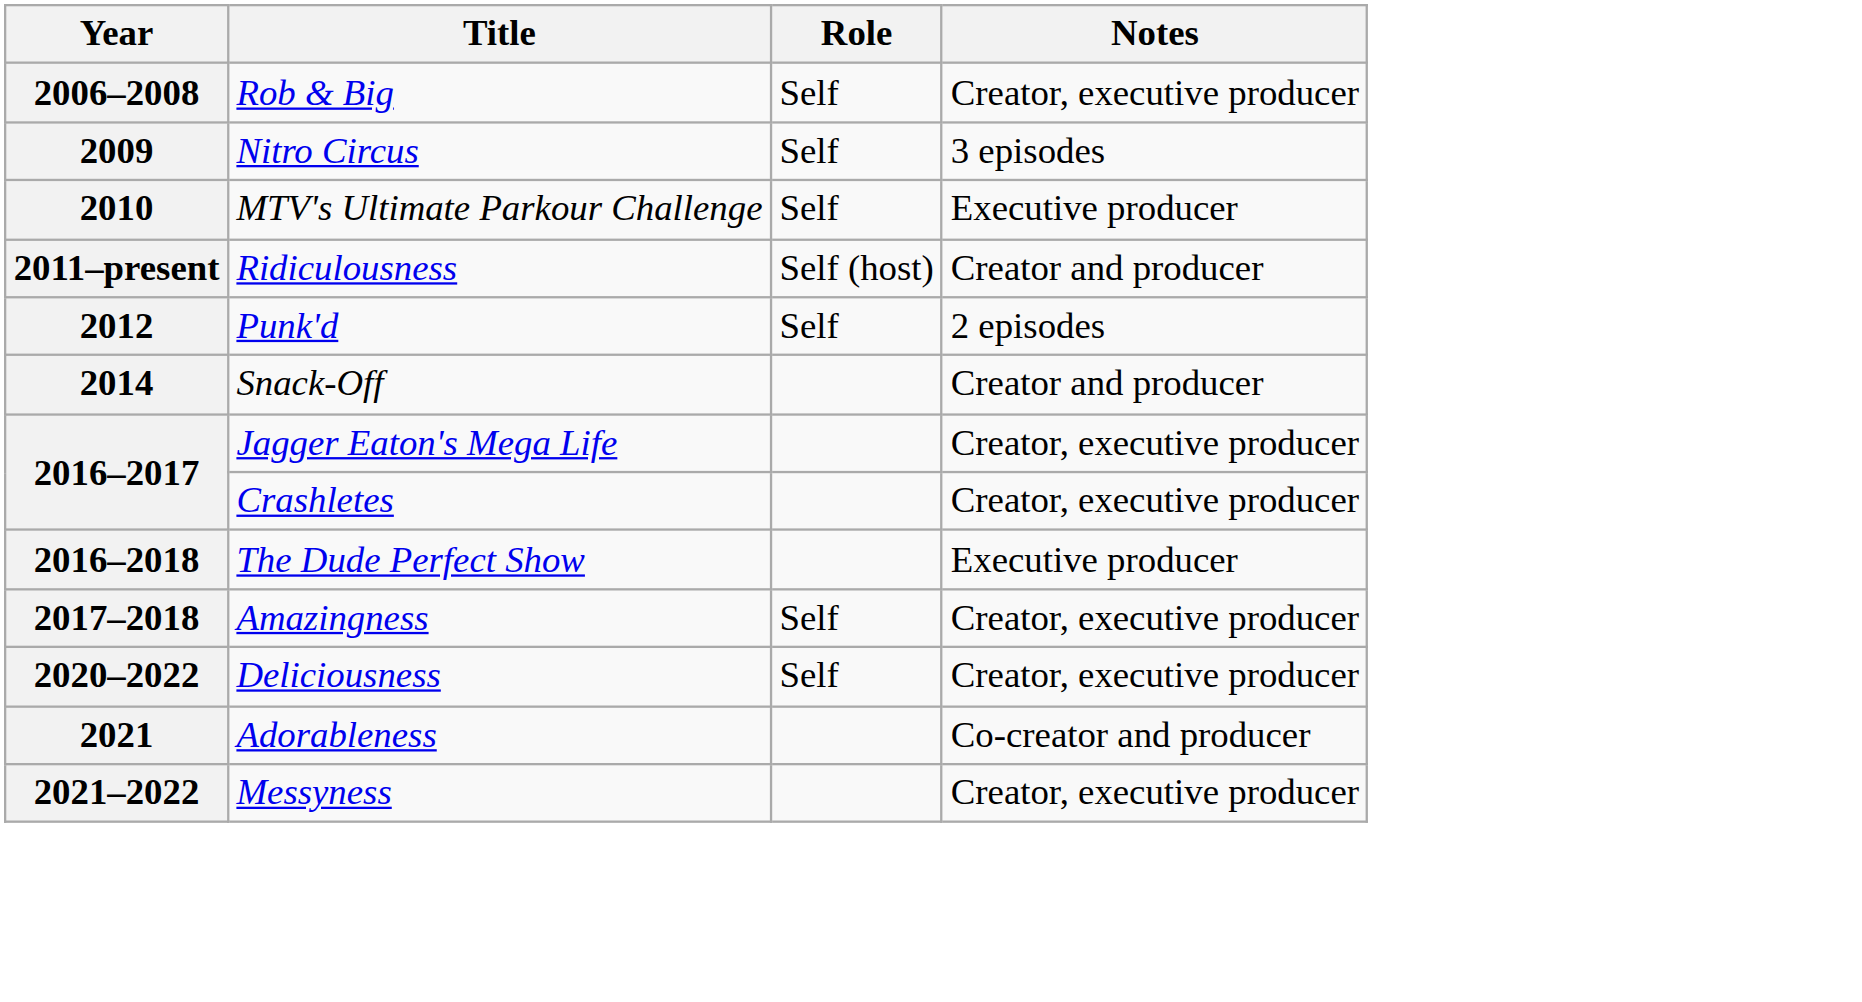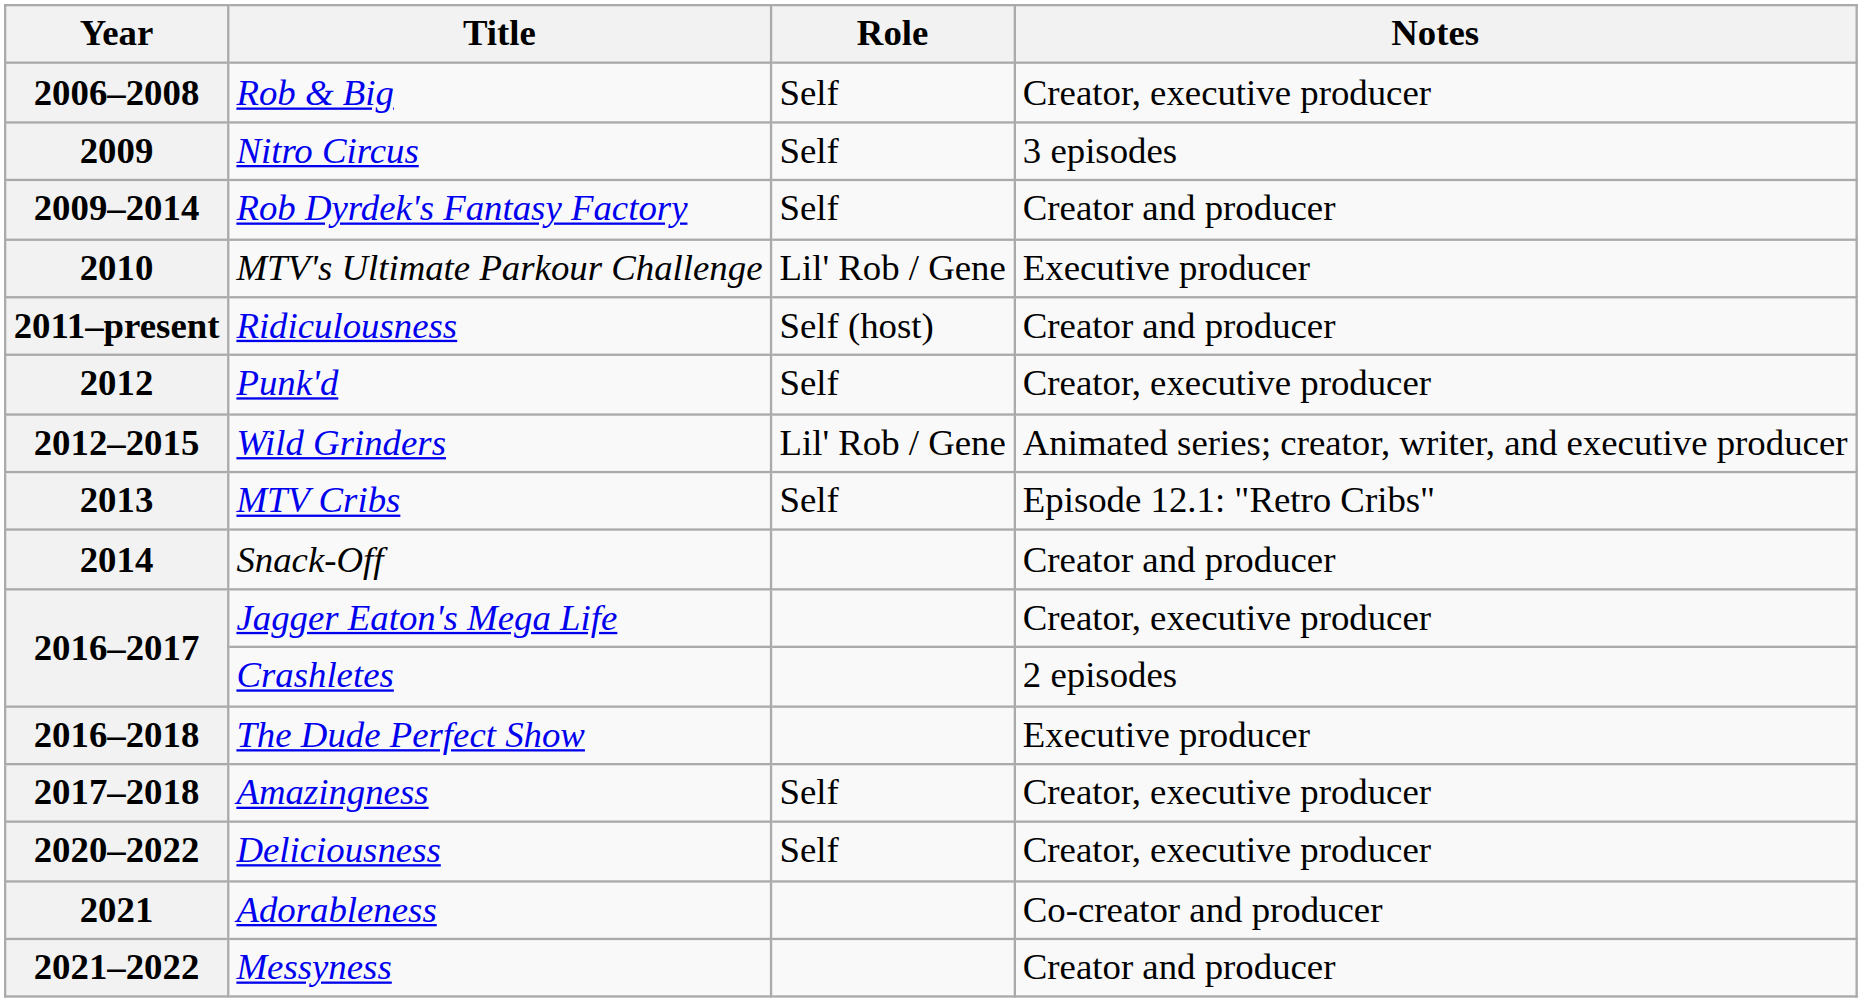+ row: (117, 208)
(809, 208) Self -> (893, 267) Lil' Rob / Gene
(1028, 325) 2 episodes -> (1227, 383) Creator, executive producer
+ row: (117, 442)
+ row: (117, 500)
(1155, 500) Creator, executive producer -> (1100, 675) 2 episodes
(1155, 792) Creator, executive producer -> (1179, 967) Creator and producer
